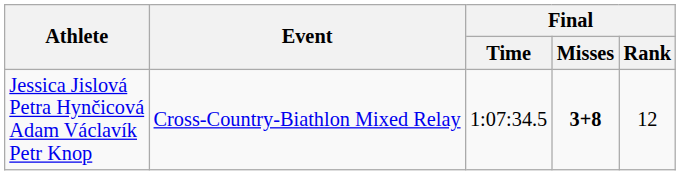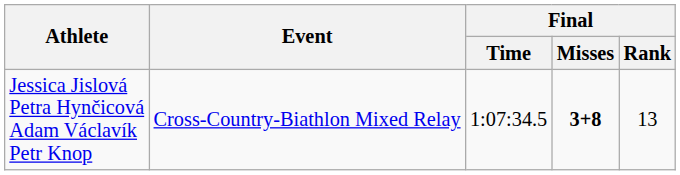(647, 119) 12 -> (647, 119) 13
